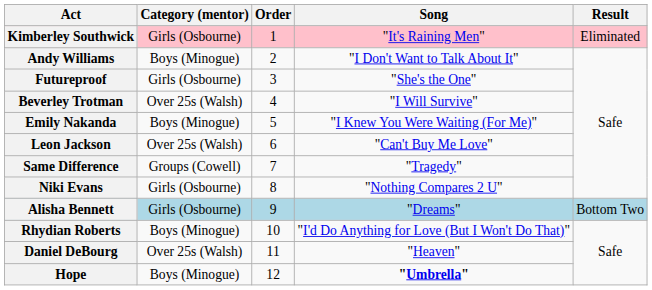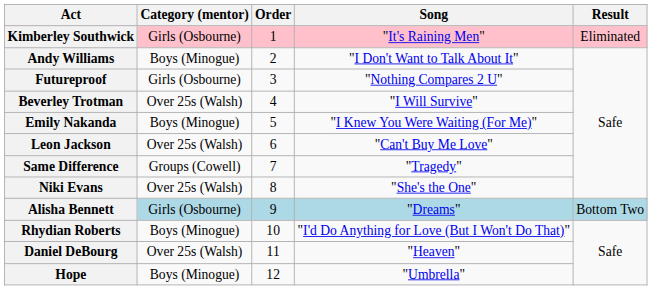(434, 79) "She's the One" -> (434, 79) "Nothing Compares 2 U"
(195, 187) Girls (Osbourne) -> (195, 187) Over 25s (Walsh)
(434, 187) "Nothing Compares 2 U" -> (434, 187) "She's the One"
(434, 274) bold -> (434, 274) normal
